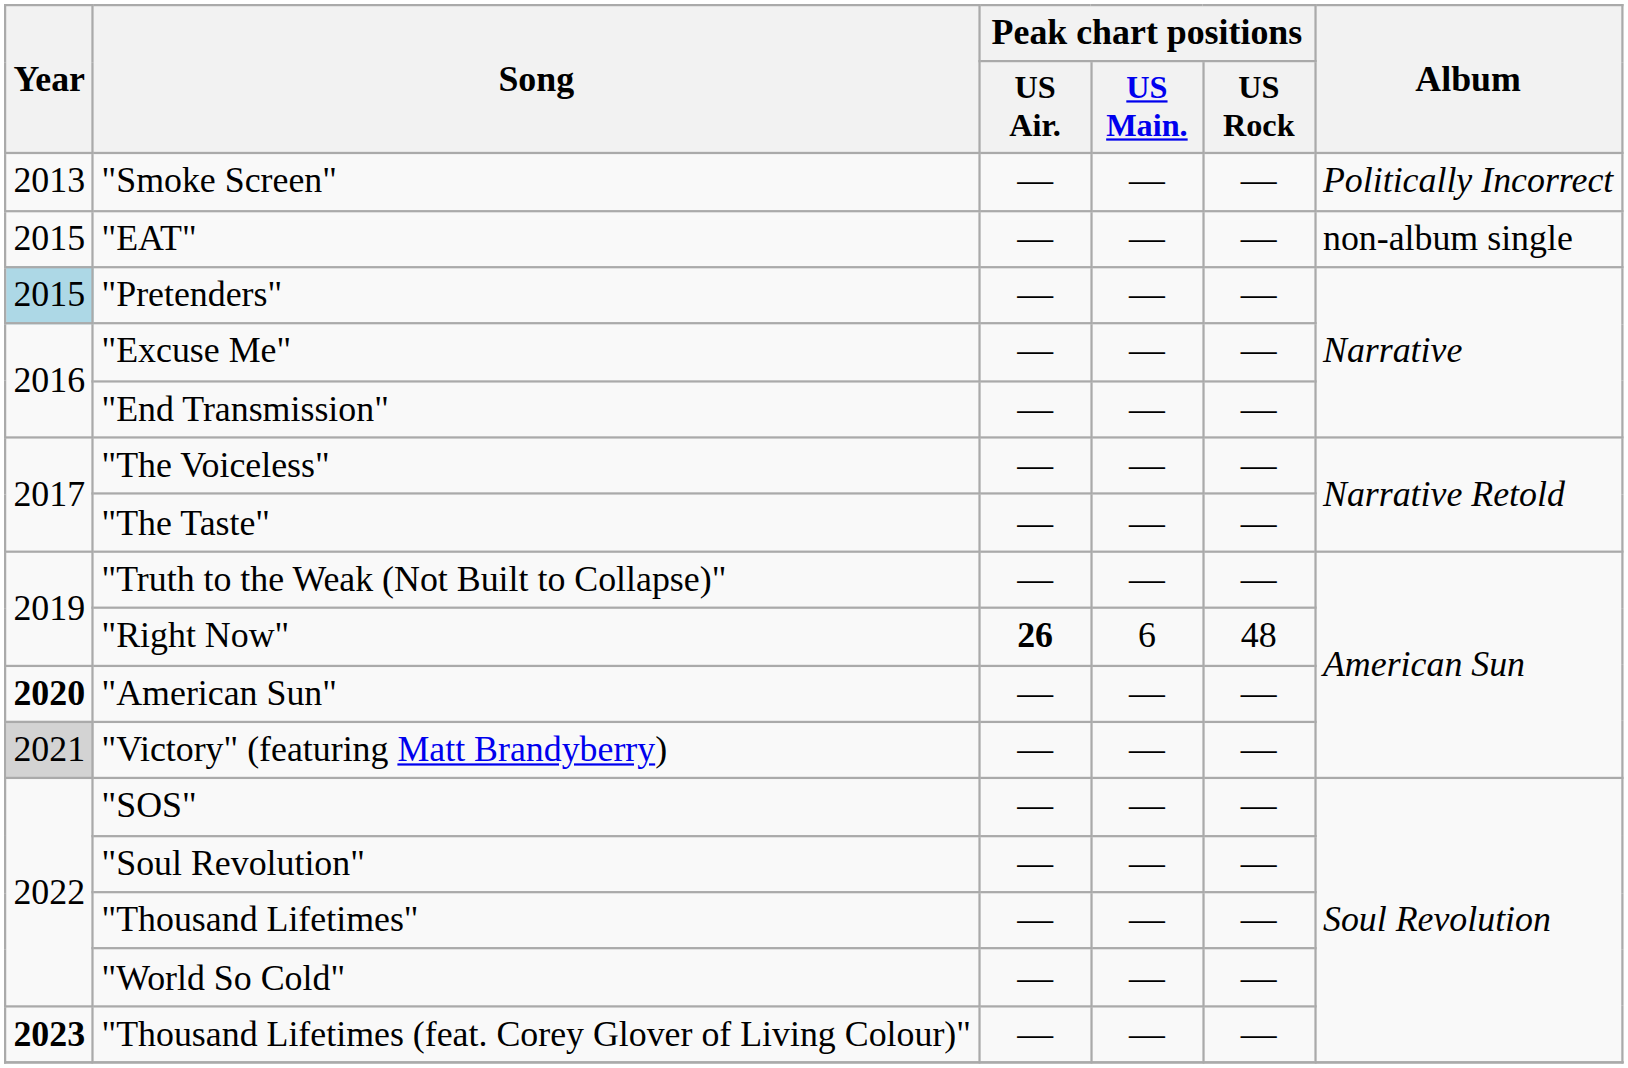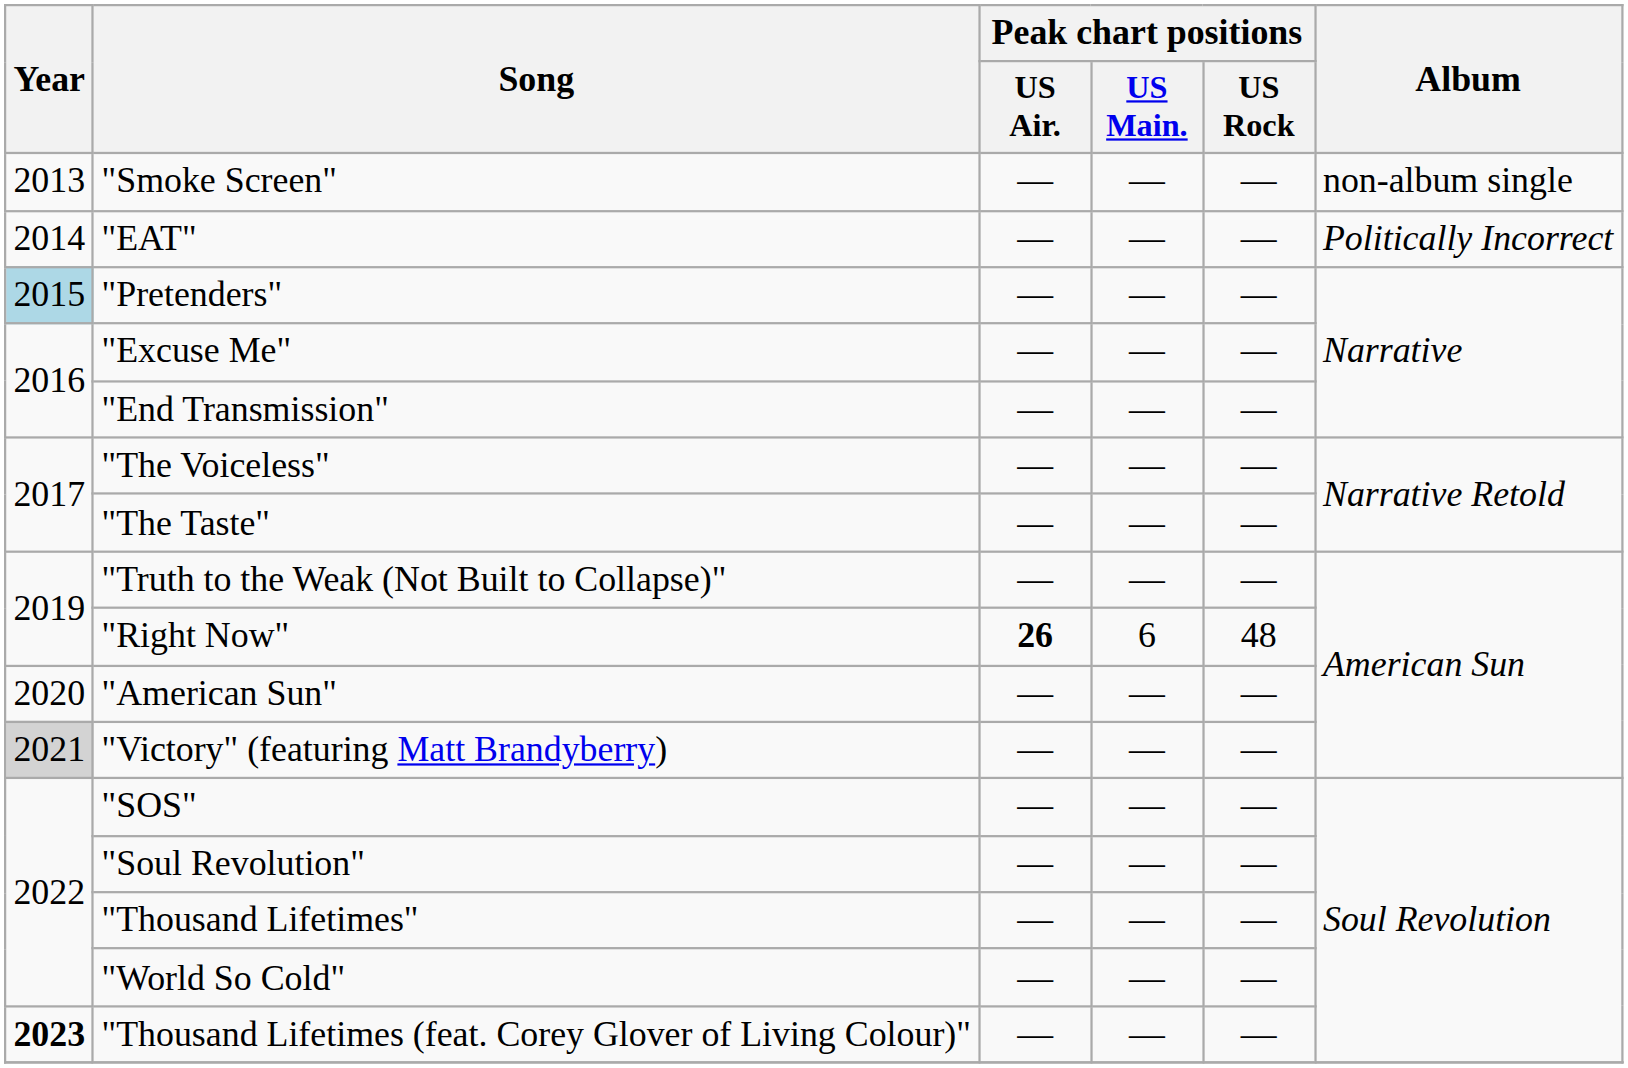(1468, 181) Politically Incorrect -> (1448, 181) non-album single
(49, 237) 2015 -> (49, 237) 2014
(1448, 237) non-album single -> (1468, 237) Politically Incorrect
(49, 692) bold -> (49, 692) normal
